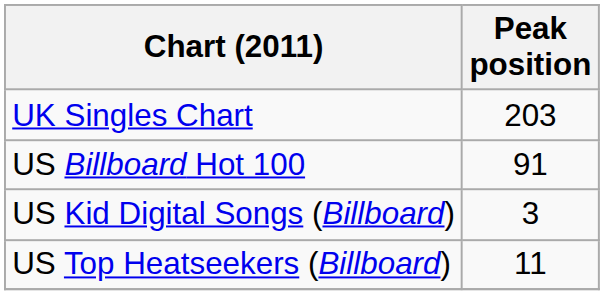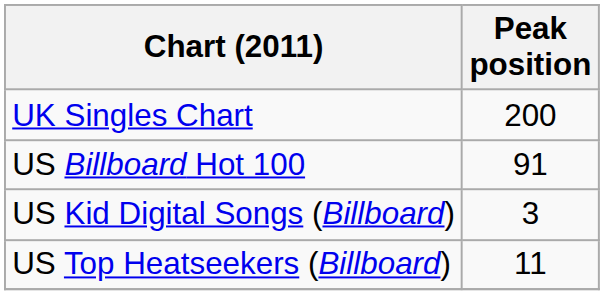(530, 114) 203 -> (530, 114) 200
